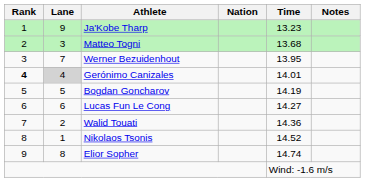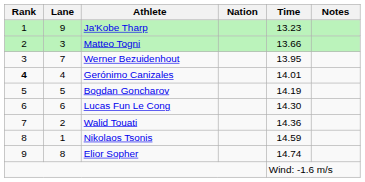(289, 43) 13.68 -> (289, 43) 13.66
(63, 75) lightgrey background -> (63, 75) no background
(289, 106) 14.27 -> (289, 106) 14.30
(289, 138) 14.52 -> (289, 138) 14.59
